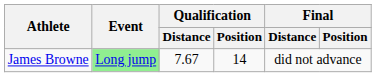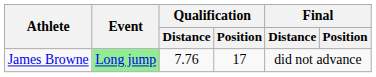(187, 60) 7.67 -> (187, 60) 7.76
(239, 60) 14 -> (239, 60) 17
